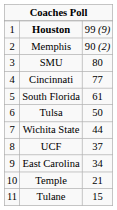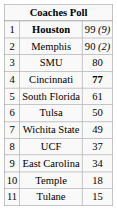(98, 79) normal -> (98, 79) bold
(98, 130) 44 -> (98, 130) 49
(98, 180) 21 -> (98, 180) 18
